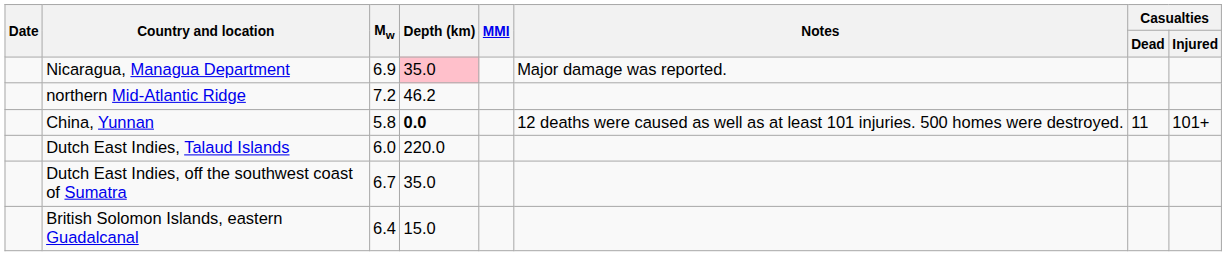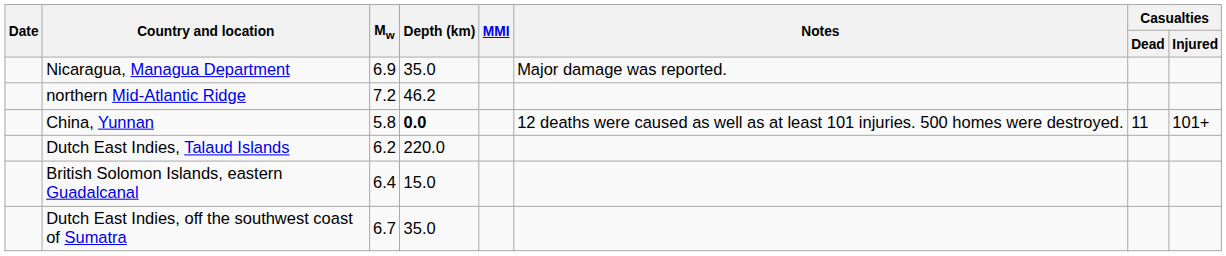(420, 69) pink background -> (420, 69) no background
(385, 148) 6.0 -> (385, 148) 6.2
rows swapped: (199, 183) <-> (164, 228)
